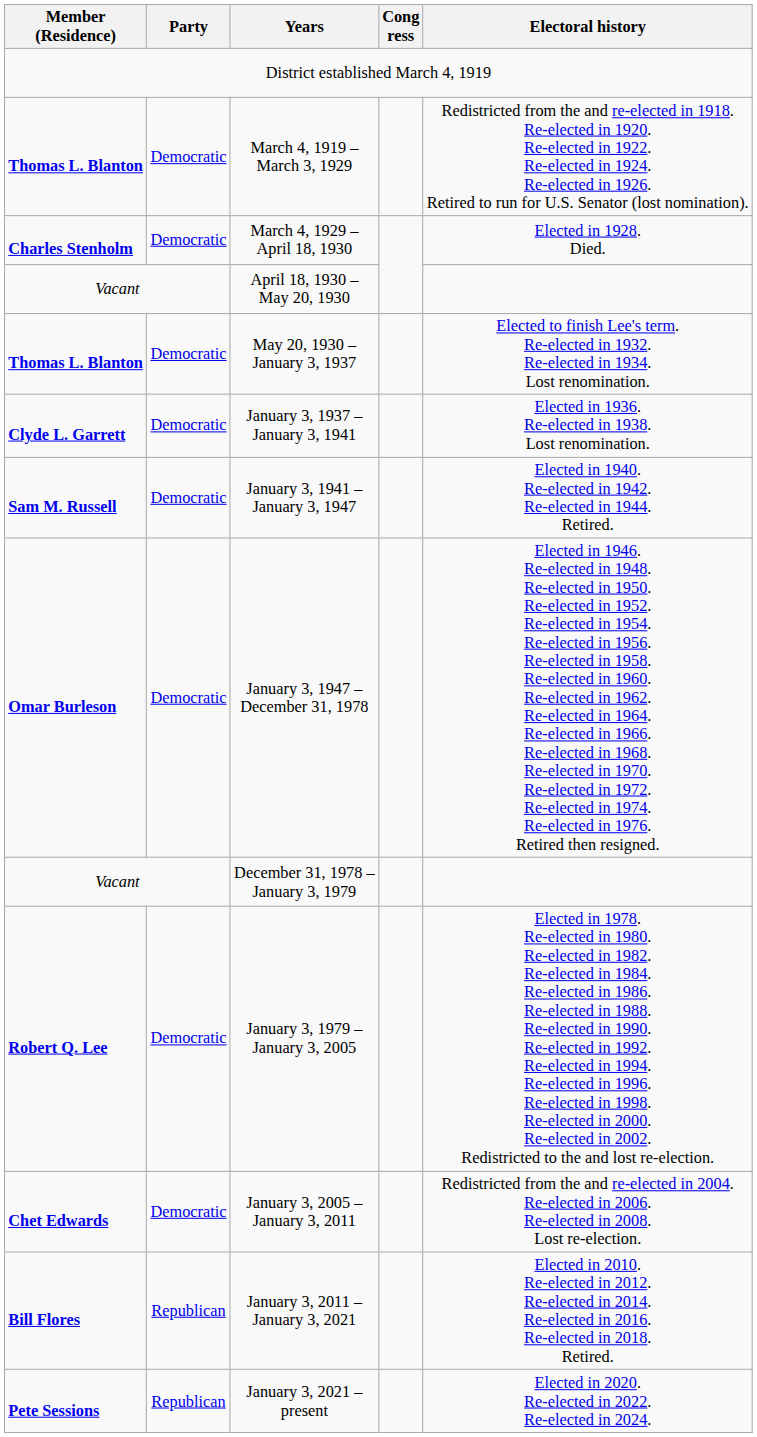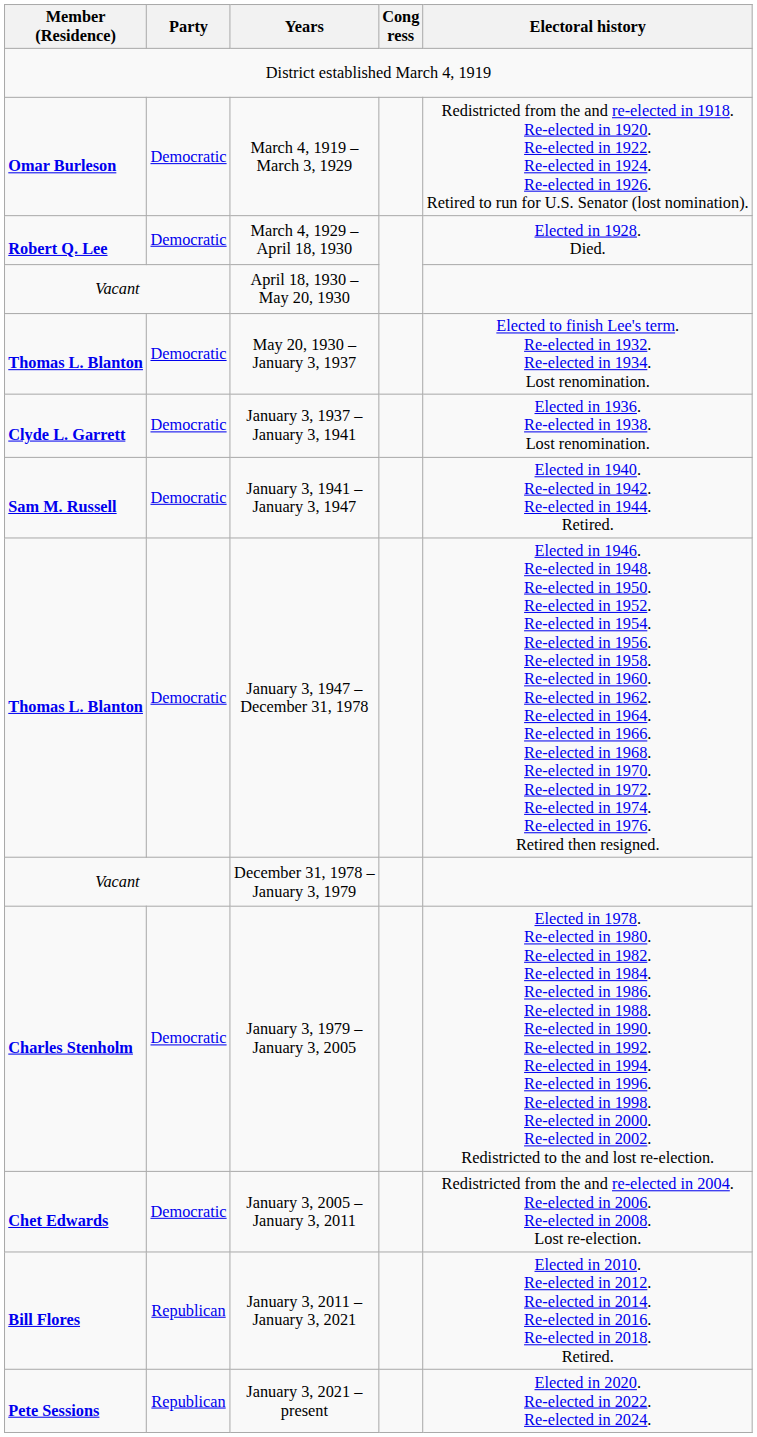(76, 165) Thomas L. Blanton -> (62, 165) Omar Burleson
(71, 249) Charles Stenholm -> (58, 249) Robert Q. Lee
(62, 706) Omar Burleson -> (76, 706) Thomas L. Blanton
(58, 1047) Robert Q. Lee -> (71, 1047) Charles Stenholm
